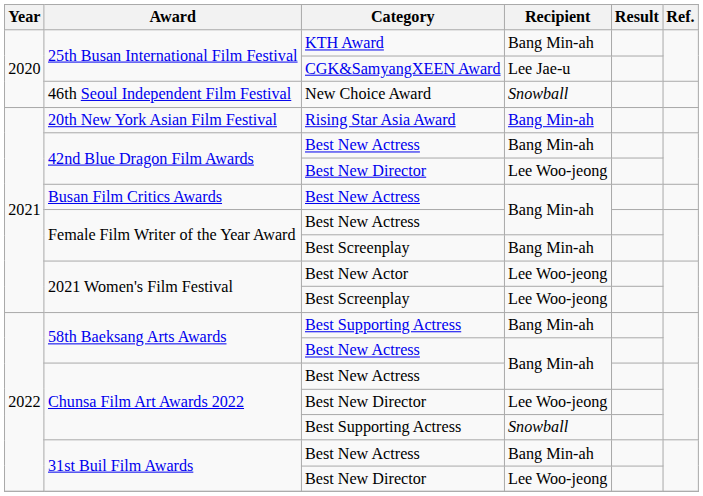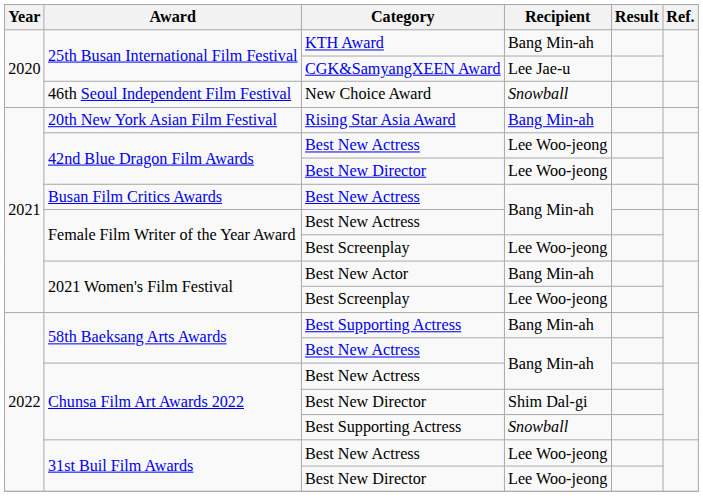(551, 145) Bang Min-ah -> (558, 145) Lee Woo-jeong
(551, 247) Bang Min-ah -> (558, 247) Lee Woo-jeong
(558, 273) Lee Woo-jeong -> (551, 273) Bang Min-ah
(558, 401) Lee Woo-jeong -> (548, 401) Shim Dal-gi
(551, 453) Bang Min-ah -> (558, 453) Lee Woo-jeong
